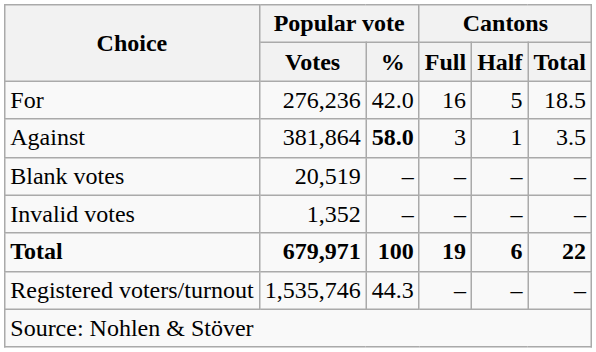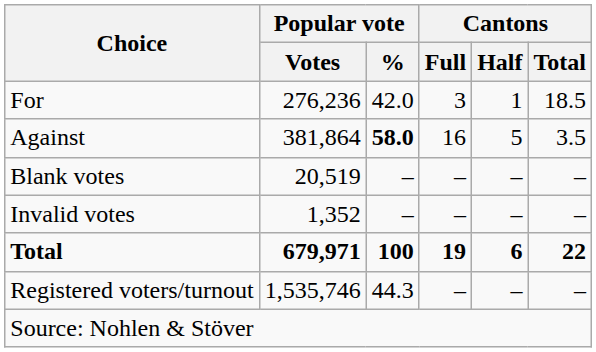(454, 99) 16 -> (460, 99) 3
(516, 99) 5 -> (516, 99) 1
(460, 137) 3 -> (454, 137) 16
(516, 137) 1 -> (516, 137) 5
